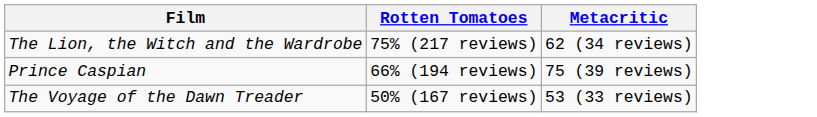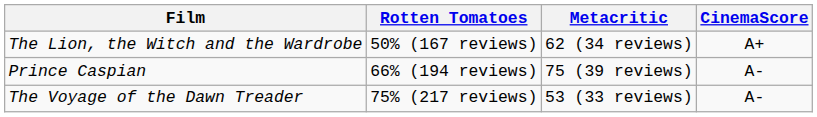+ column: (754, 18)
(454, 45) 75% (217 reviews) -> (454, 45) 50% (167 reviews)
(454, 98) 50% (167 reviews) -> (454, 98) 75% (217 reviews)
